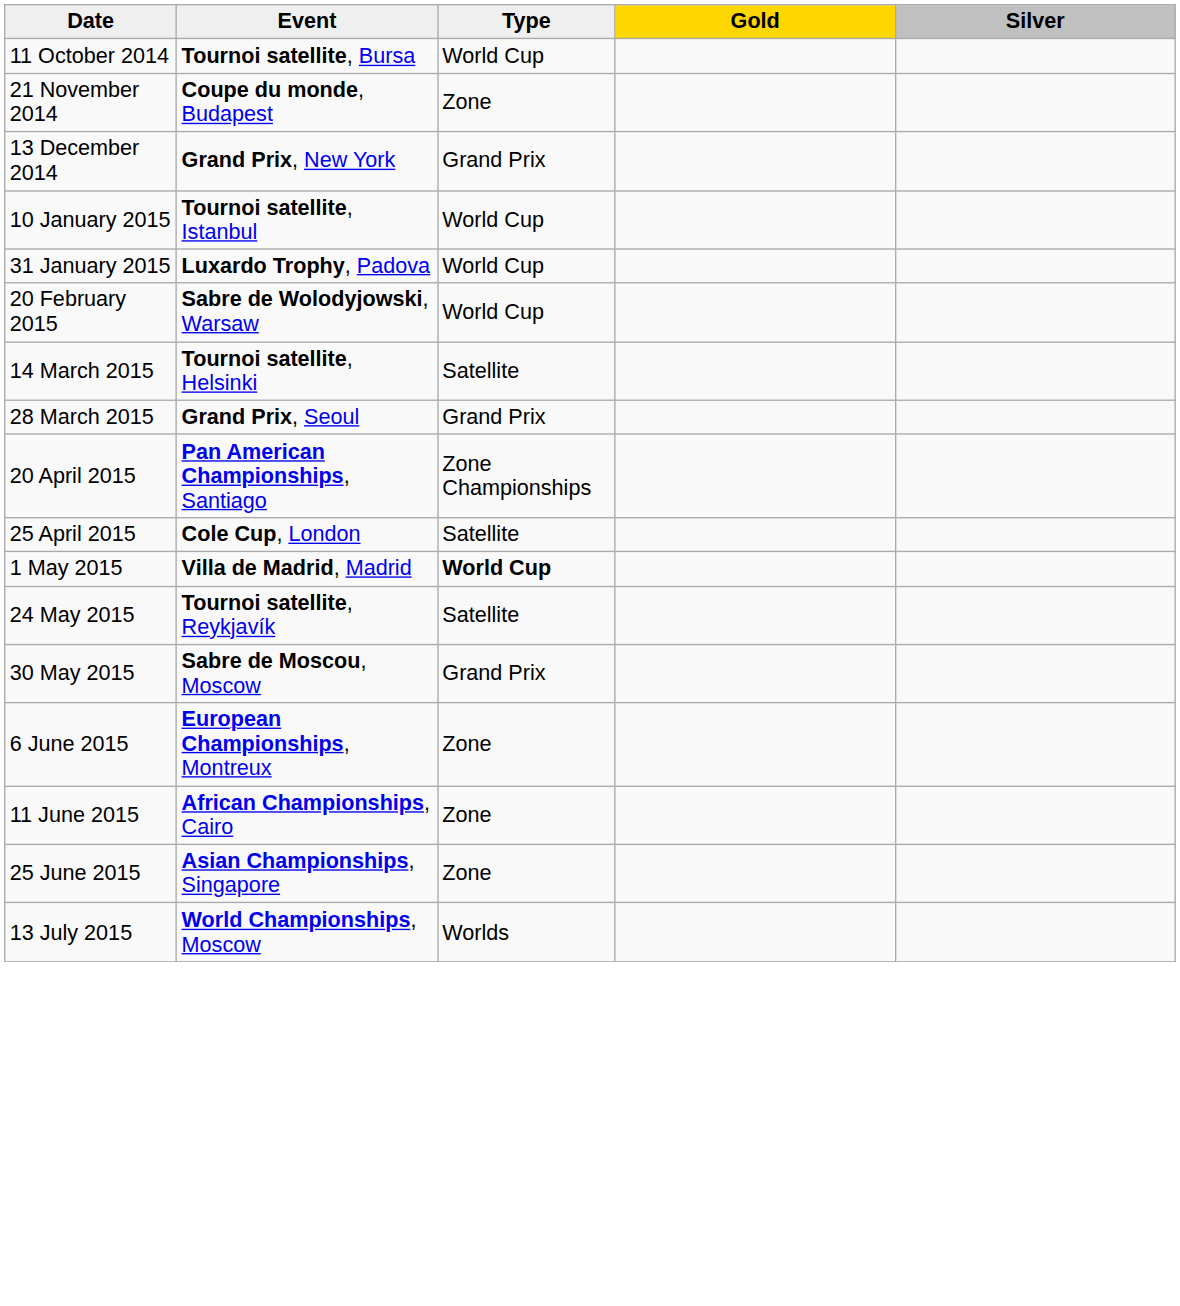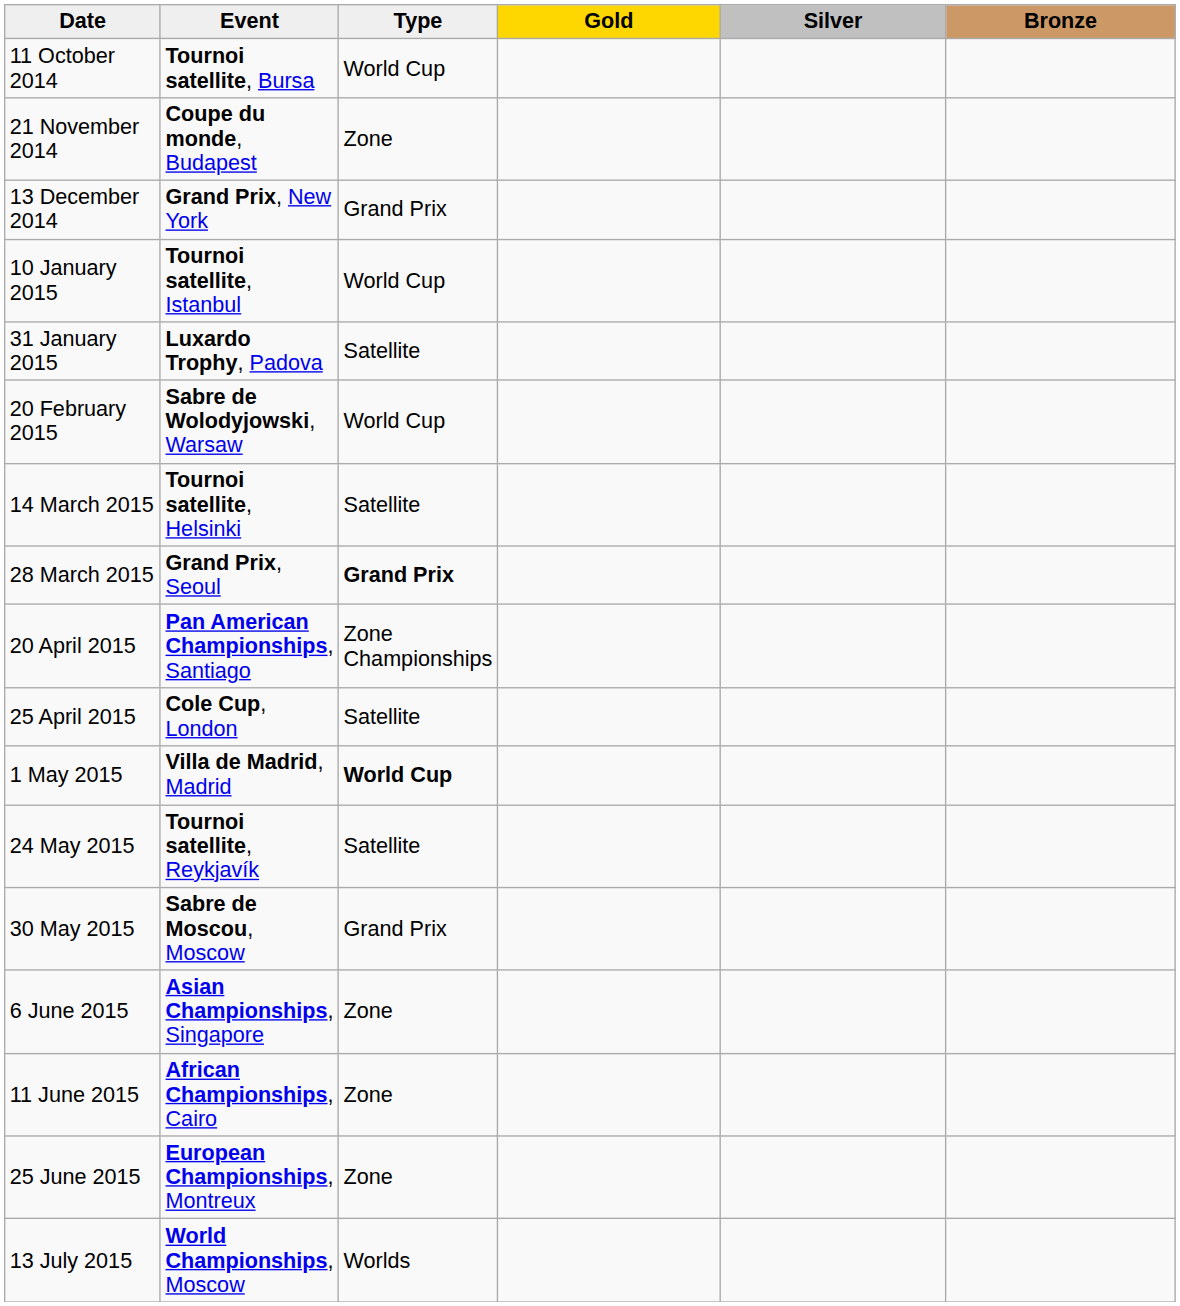+ column: (1060, 21)
(493, 265) World Cup -> (382, 350) Satellite
(494, 417) normal -> (399, 575) bold
(266, 744) European Championships, Montreux -> (250, 1011) Asian Championships, Singapore
(298, 873) Asian Championships, Singapore -> (250, 1177) European Championships, Montreux
